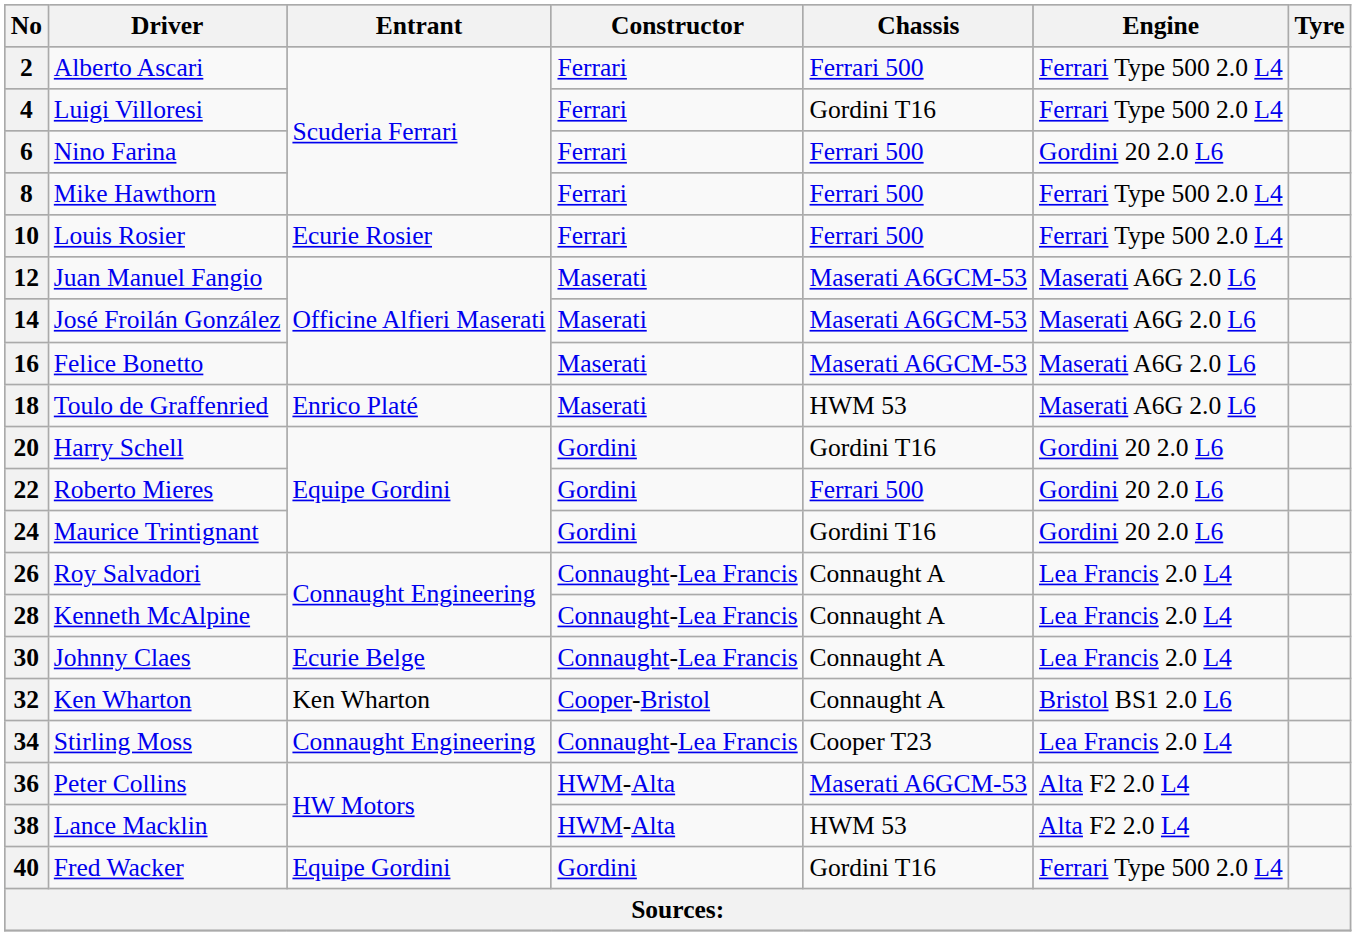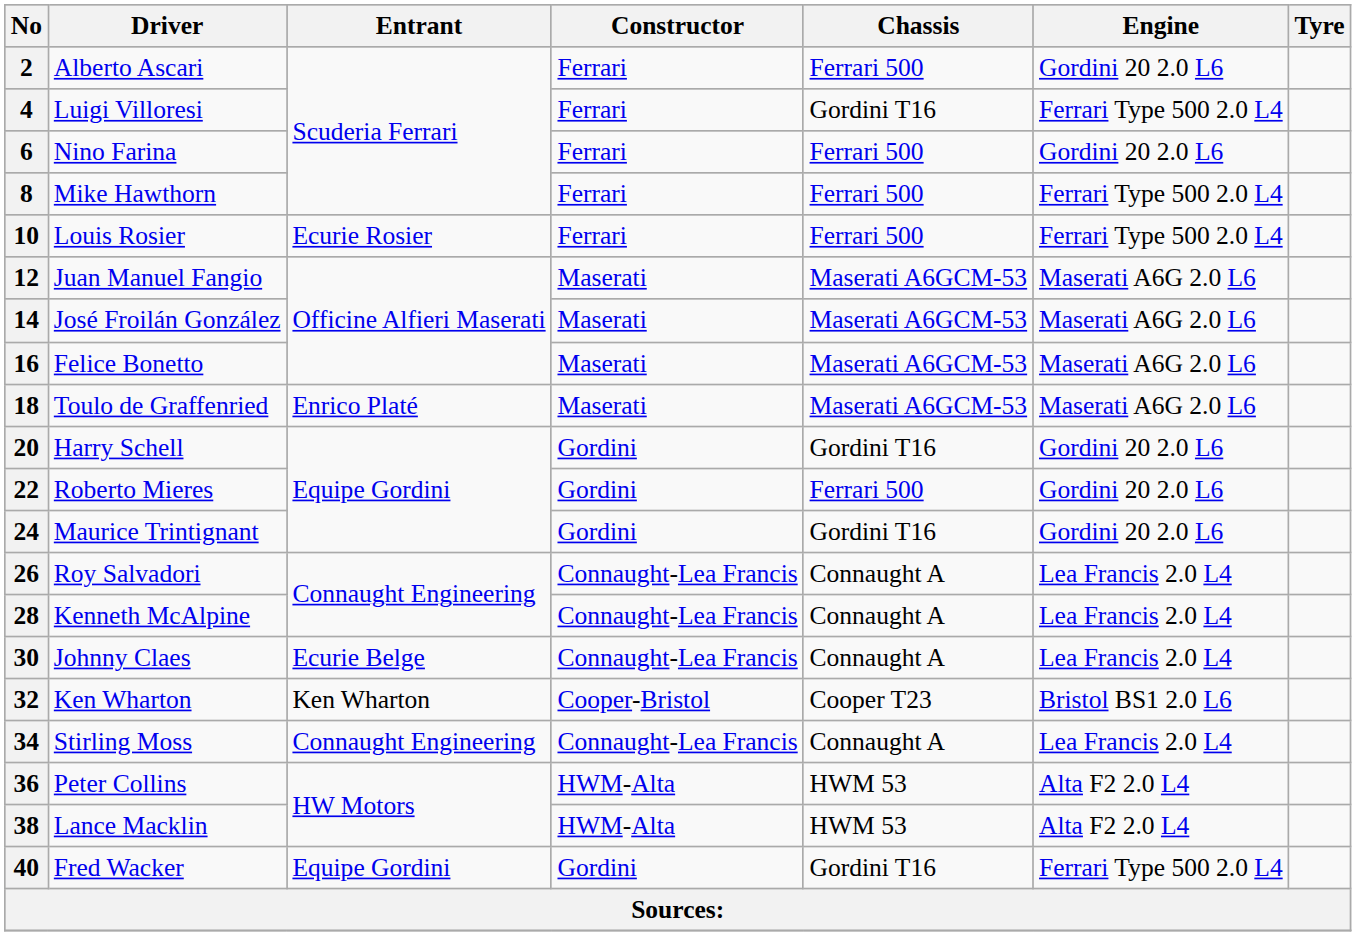(1161, 67) Ferrari Type 500 2.0 L4 -> (1131, 67) Gordini 20 2.0 L6
(858, 404) HWM 53 -> (918, 404) Maserati A6GCM-53
(877, 699) Connaught A -> (871, 699) Cooper T23
(871, 741) Cooper T23 -> (877, 741) Connaught A
(918, 783) Maserati A6GCM-53 -> (858, 783) HWM 53
